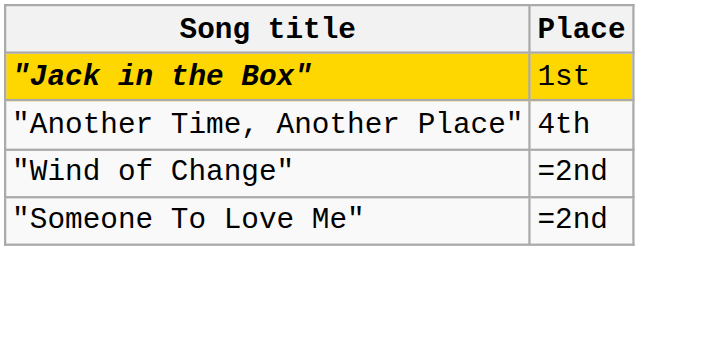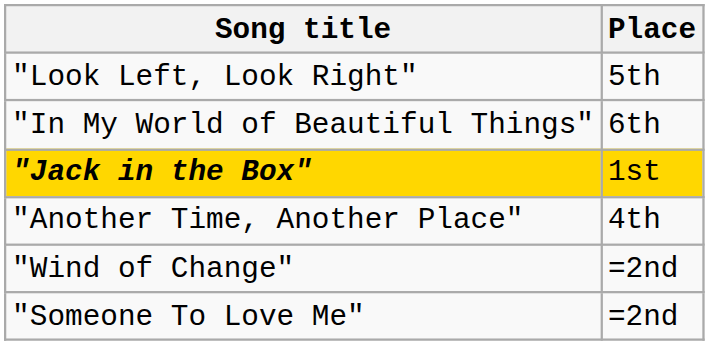+ row: (215, 77)
+ row: (303, 125)
